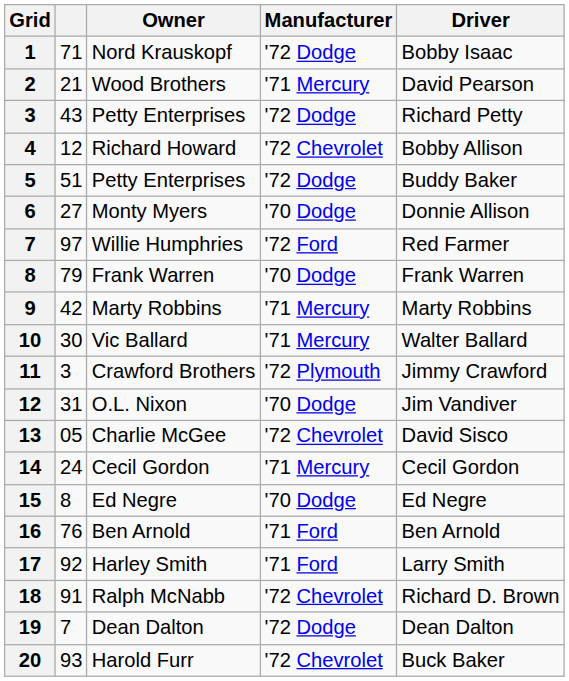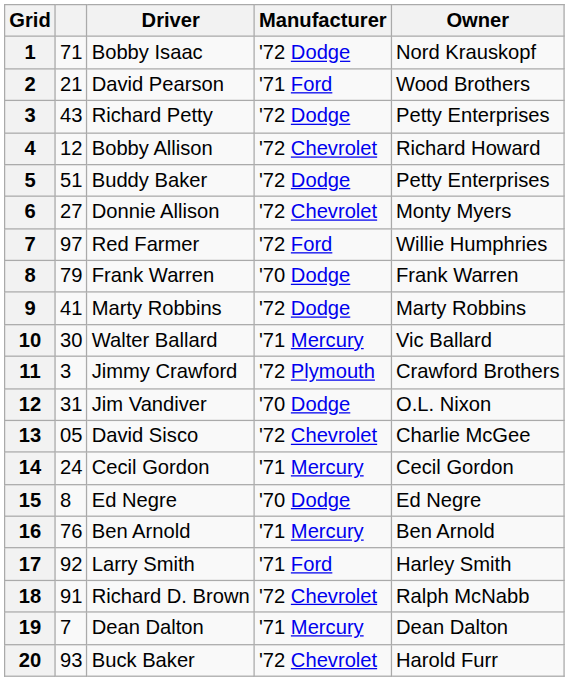columns swapped: (481, 20) <-> (174, 20)
(317, 84) '71 Mercury -> (296, 84) '71 Ford
(310, 212) '70 Dodge -> (318, 212) '72 Chevrolet
(71, 308) 42 -> (71, 308) 41
(317, 308) '71 Mercury -> (305, 308) '72 Dodge
(301, 532) '71 Ford -> (311, 532) '71 Mercury
(310, 627) '72 Dodge -> (311, 627) '71 Mercury
